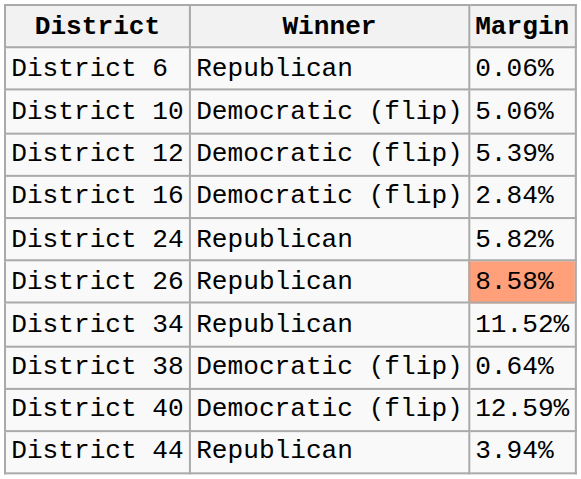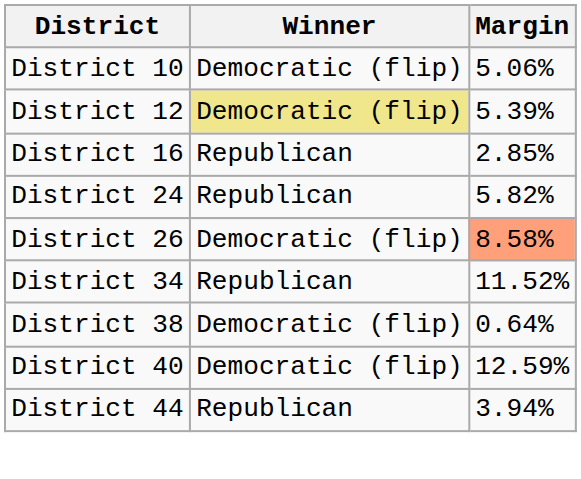- row: (90, 69)
(329, 154) no background -> (329, 111) khaki background
(329, 197) Democratic (flip) -> (275, 154) Republican
(514, 197) 2.84% -> (514, 154) 2.85%
(275, 282) Republican -> (329, 239) Democratic (flip)
